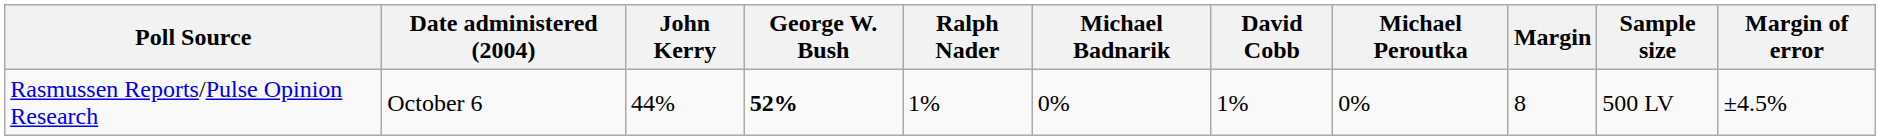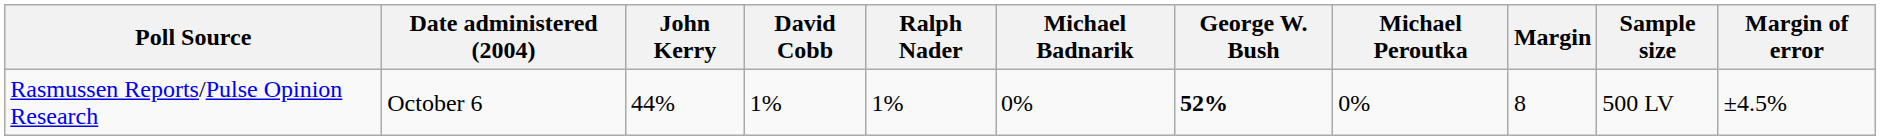columns swapped: (823, 37) <-> (1272, 37)
